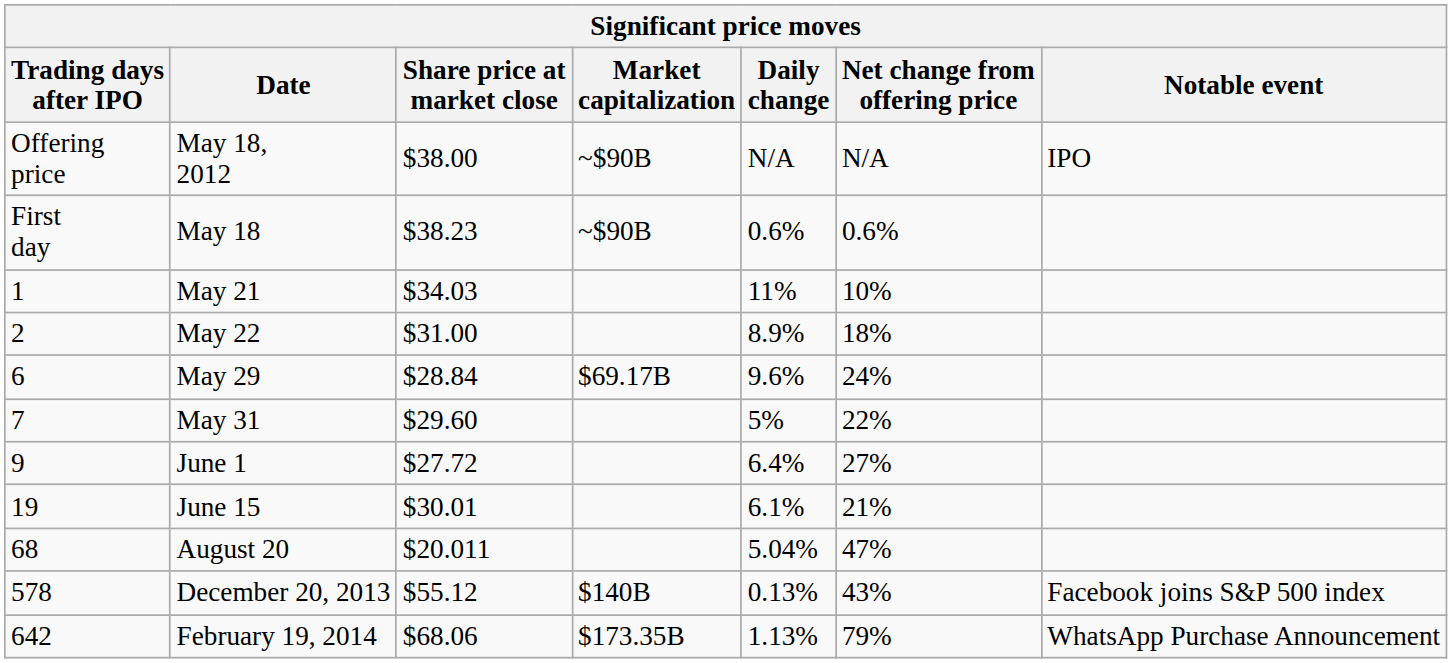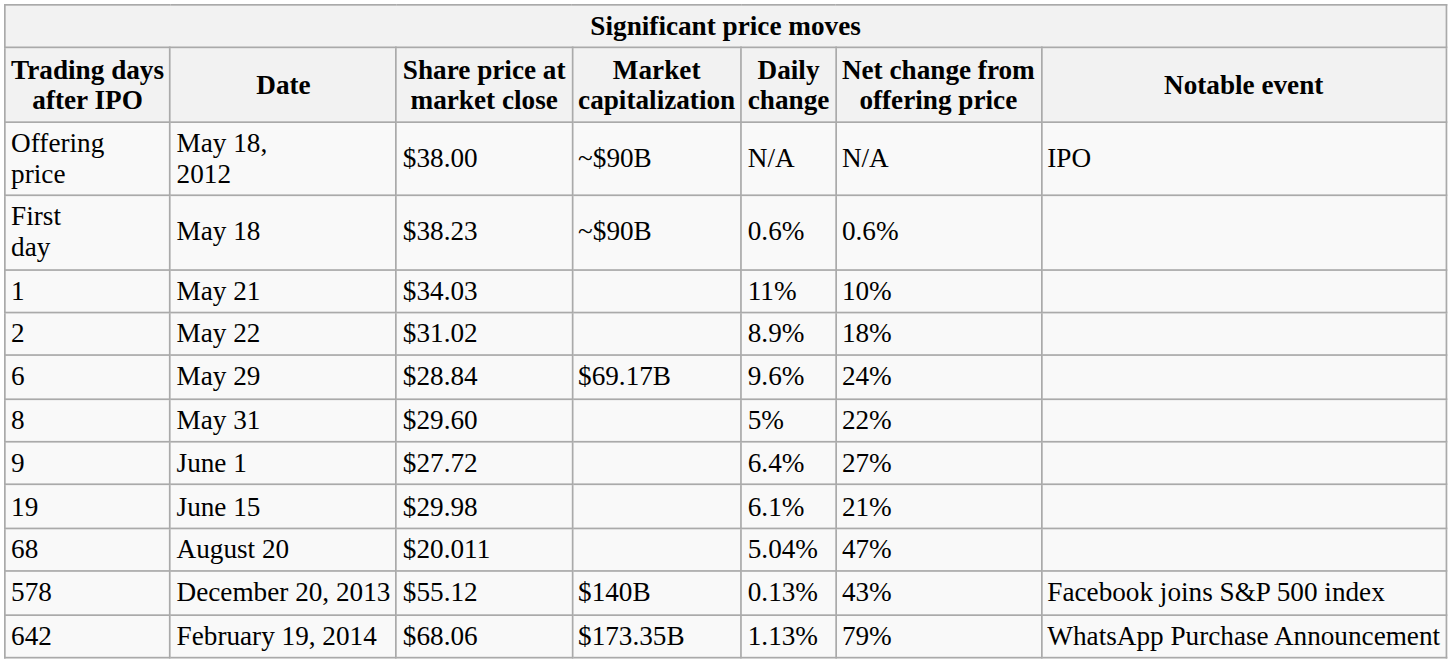(440, 333) $31.00 -> (440, 333) $31.02
(18, 419) 7 -> (18, 419) 8
(440, 506) $30.01 -> (440, 506) $29.98
